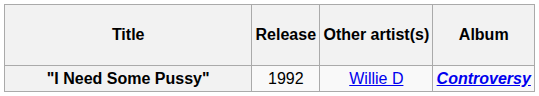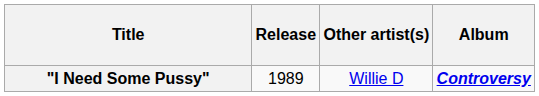(286, 78) 1992 -> (286, 78) 1989
